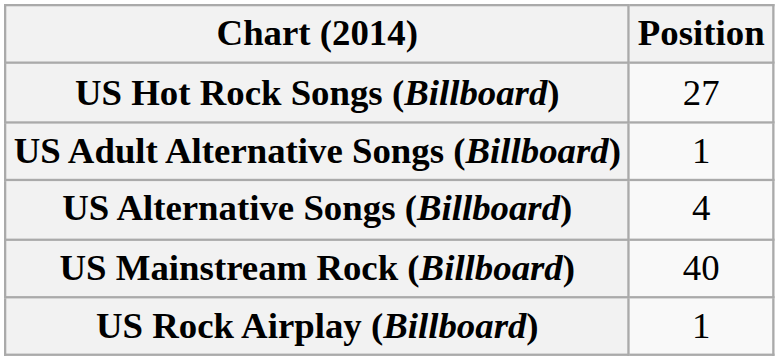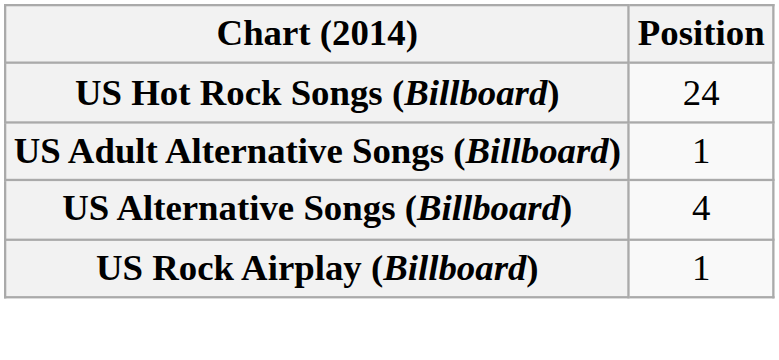(701, 92) 27 -> (701, 92) 24
- row: (317, 267)
